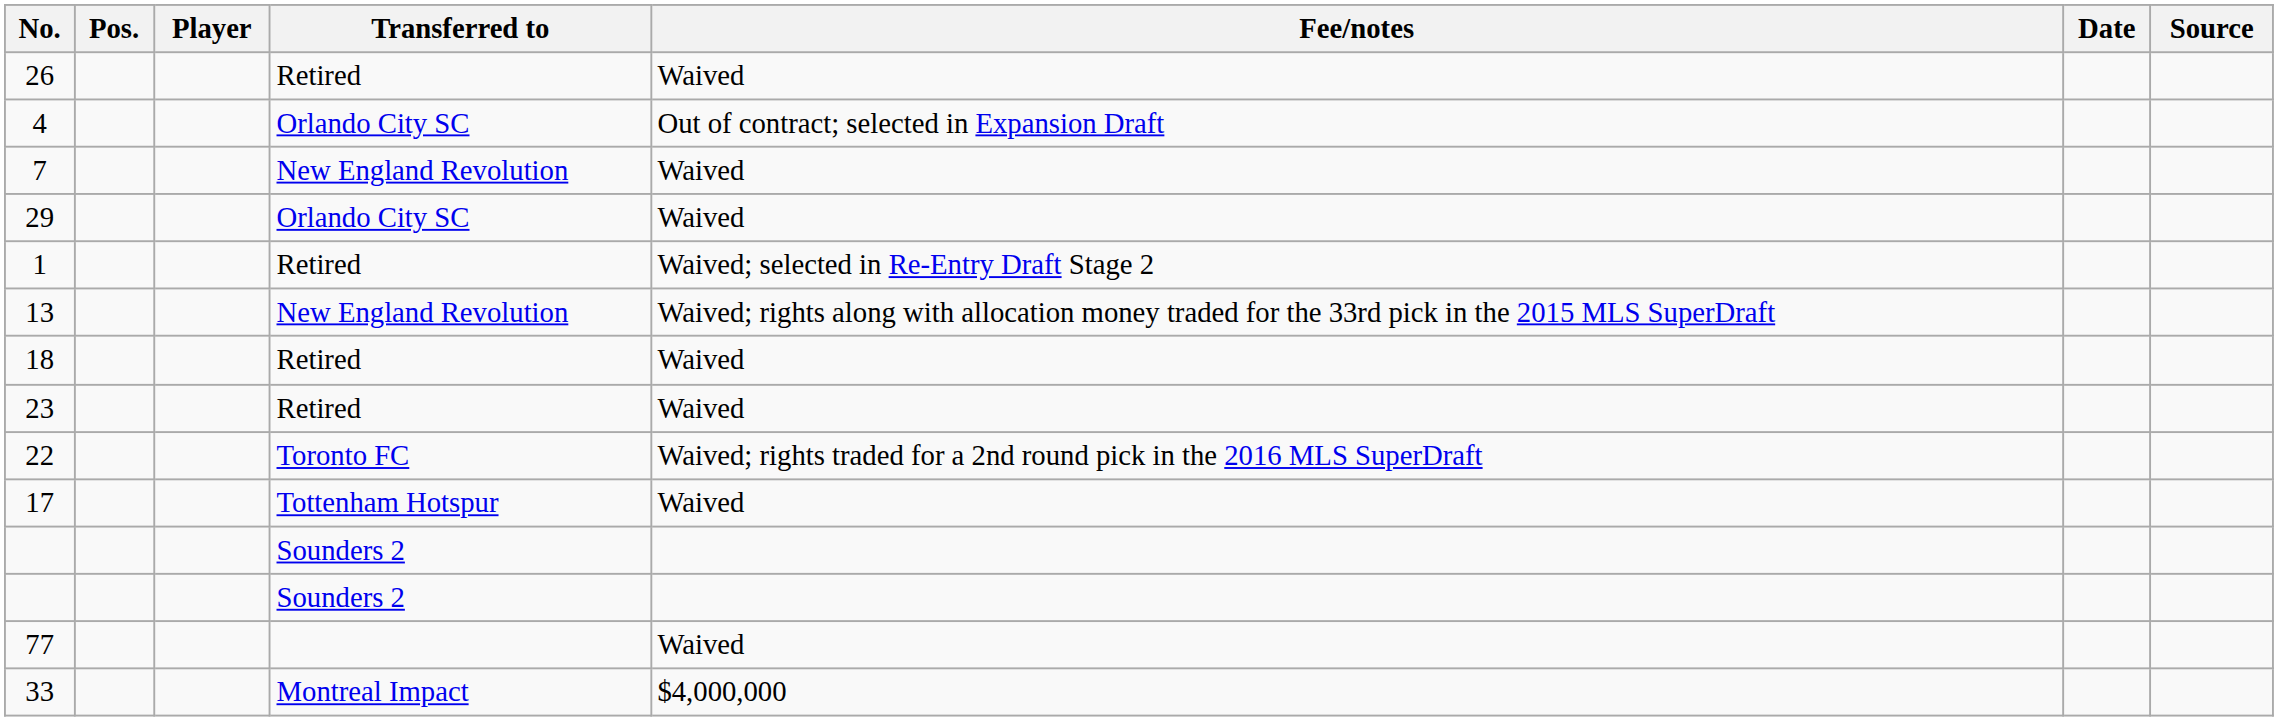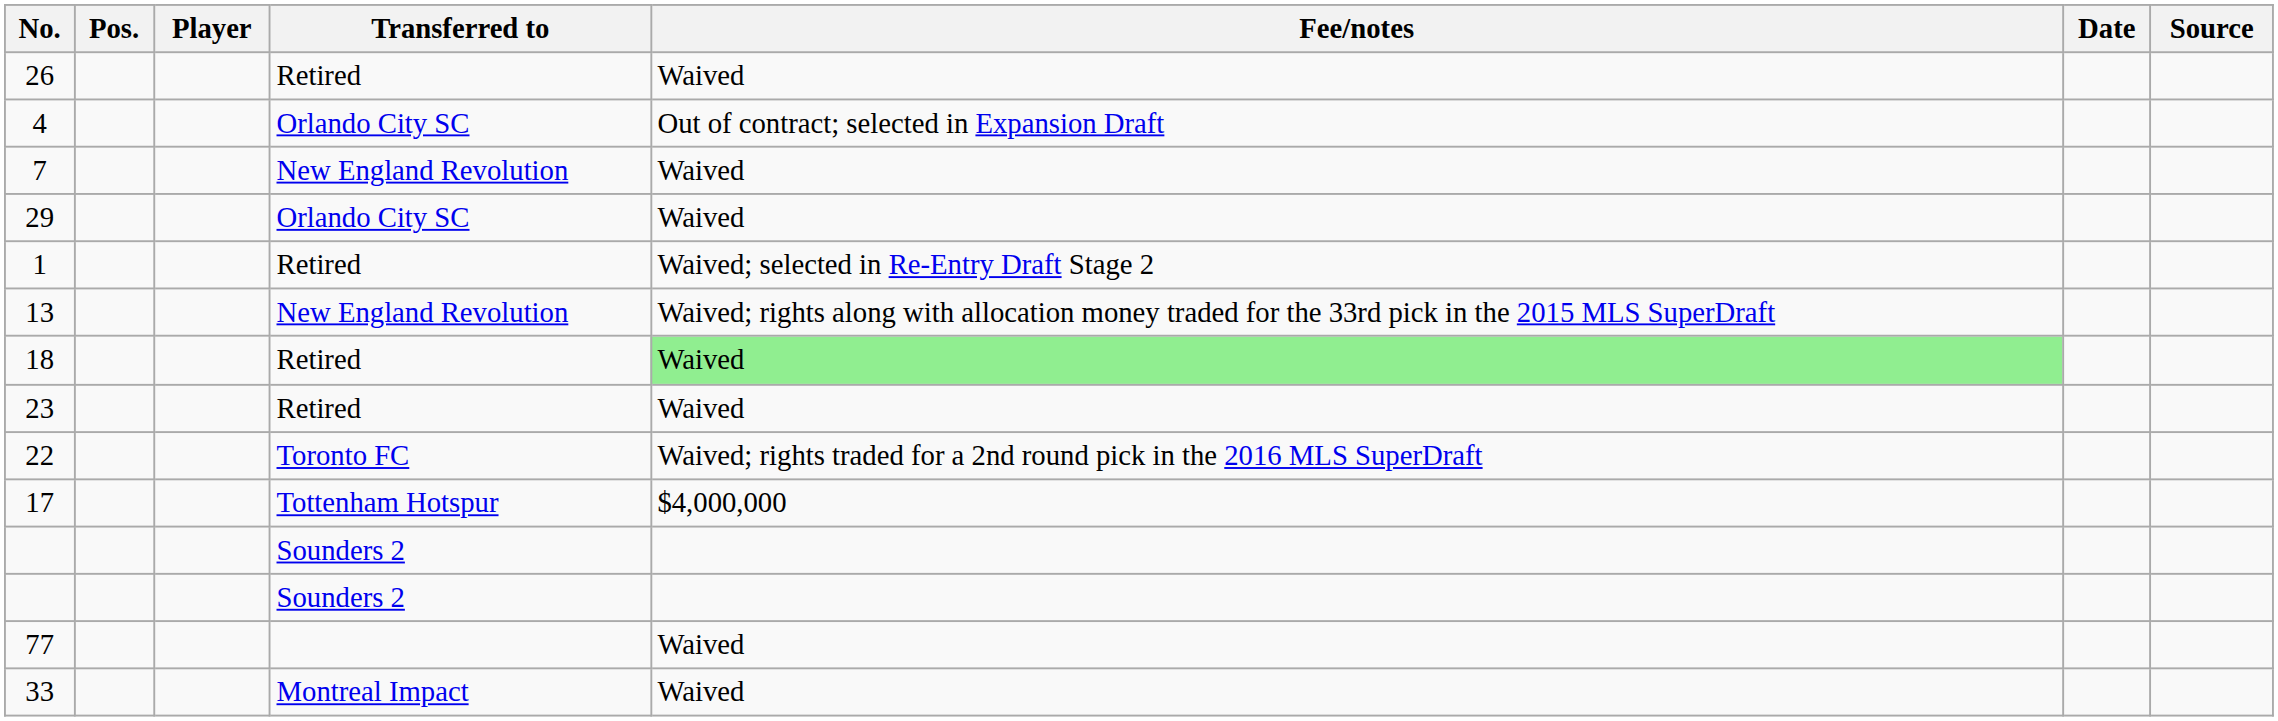(701, 359) no background -> (701, 359) lightgreen background
(701, 502) Waived -> (722, 502) $4,000,000
(722, 691) $4,000,000 -> (701, 691) Waived
